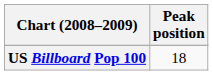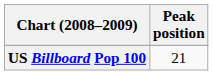(179, 57) 18 -> (179, 57) 21
